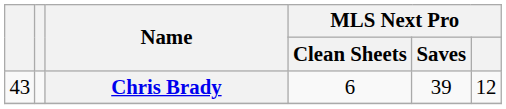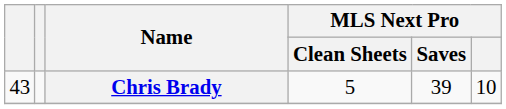(350, 86) 6 -> (350, 86) 5
(486, 86) 12 -> (486, 86) 10
